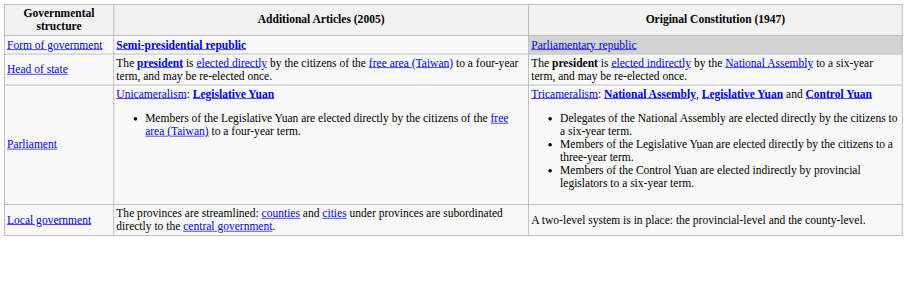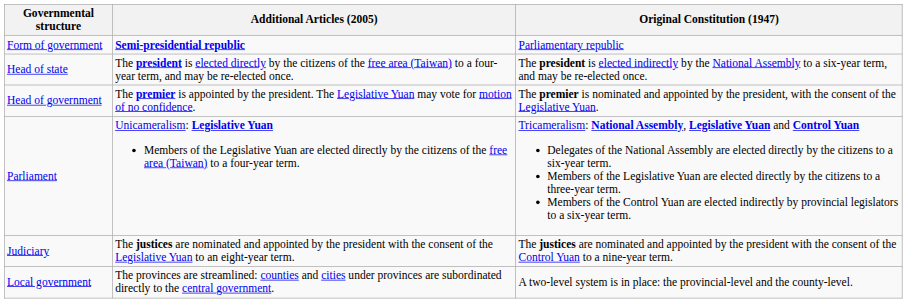(584, 44) lightgrey background -> (571, 44) no background
+ row: (54, 100)
+ row: (28, 251)
